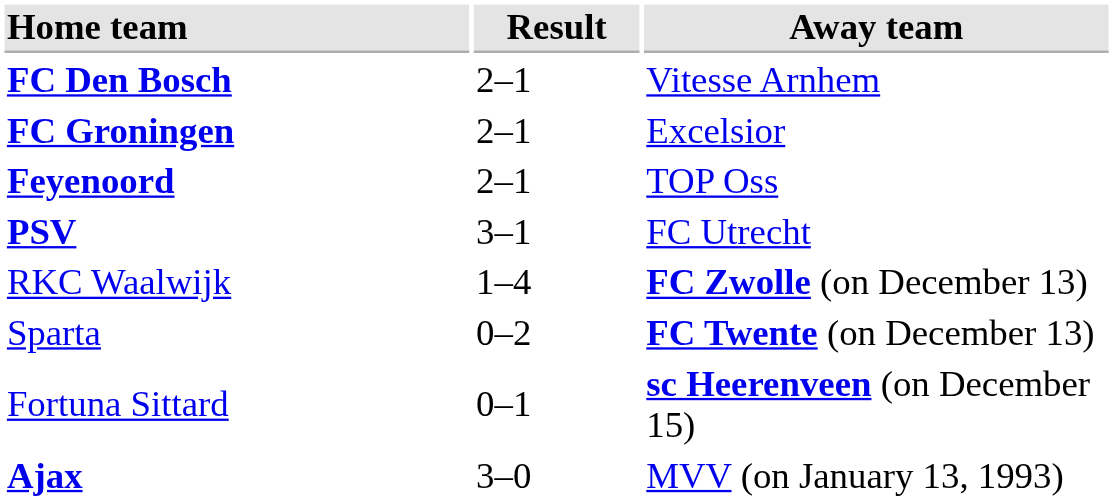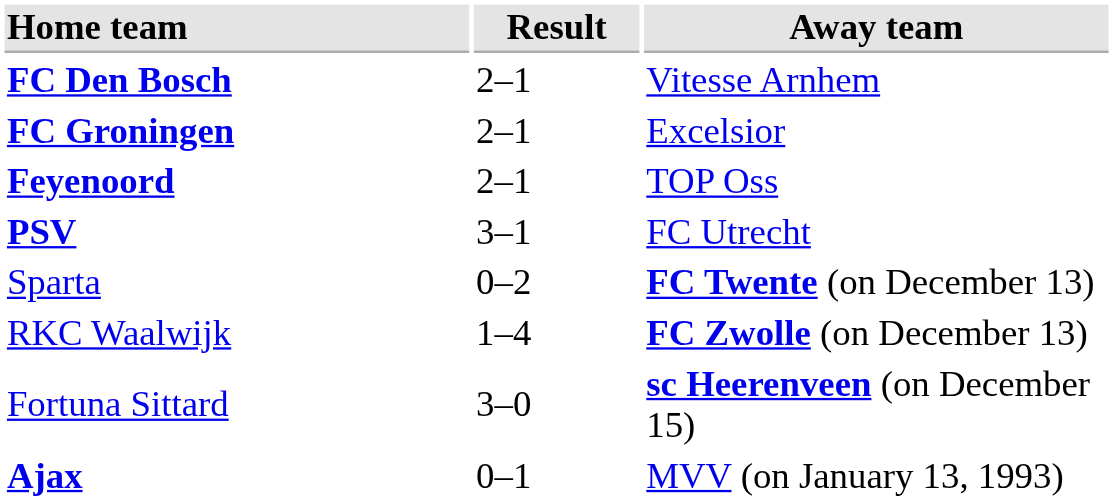rows swapped: (119, 282) <-> (54, 332)
(504, 404) 0–1 -> (504, 404) 3–0
(504, 475) 3–0 -> (504, 475) 0–1
